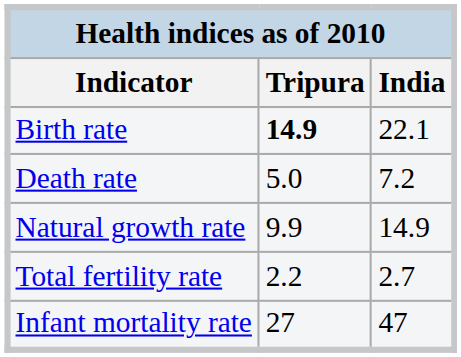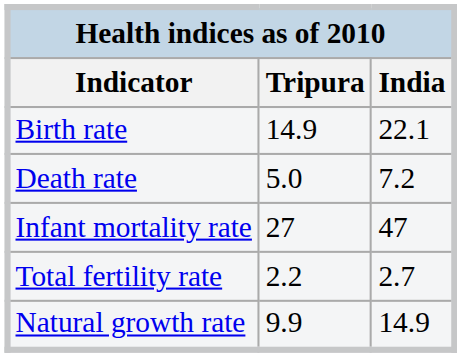(291, 129) bold -> (291, 129) normal
rows swapped: (134, 323) <-> (130, 226)
